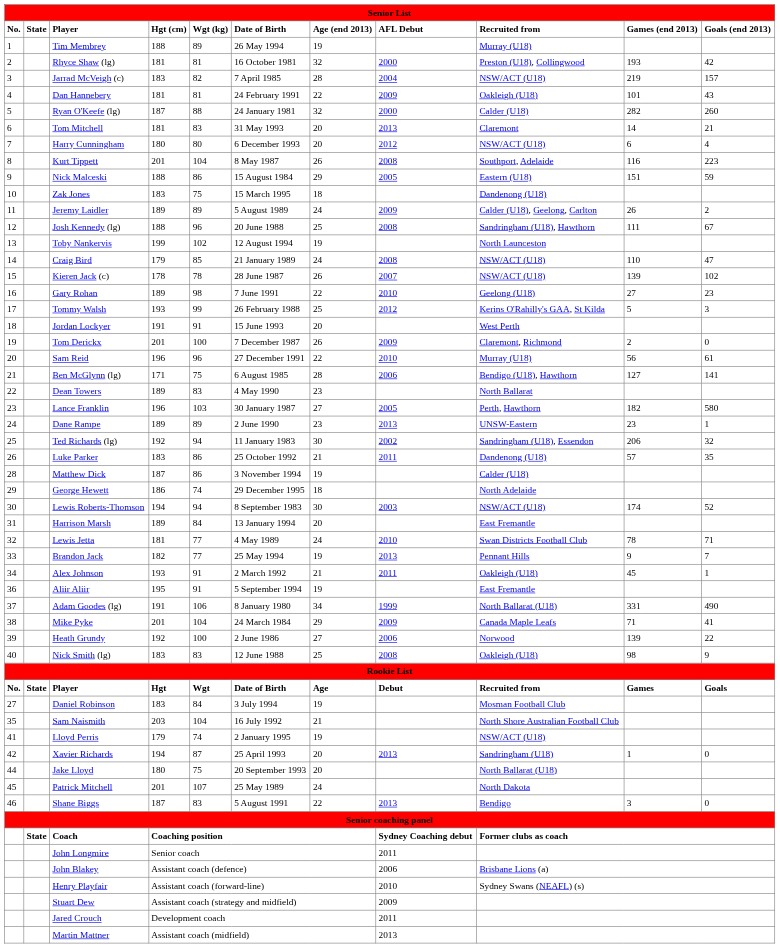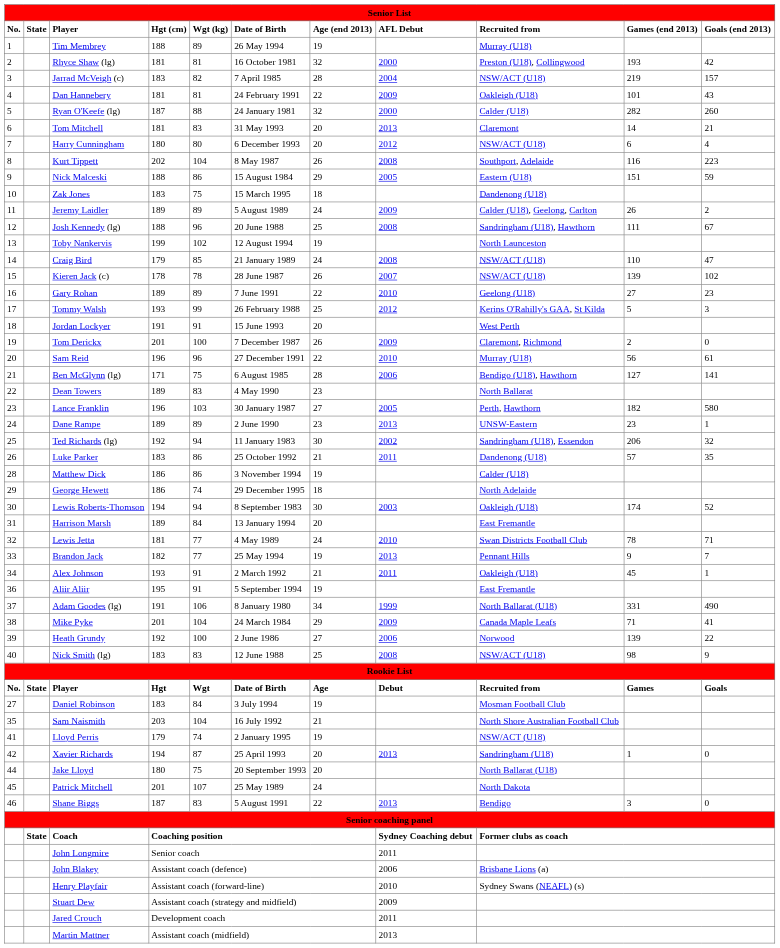(158, 160) 201 -> (158, 160) 202
(197, 292) 98 -> (197, 292) 89
(158, 473) 187 -> (158, 473) 186
(512, 506) NSW/ACT (U18) -> (509, 506) Oakleigh (U18)
(509, 655) Oakleigh (U18) -> (512, 655) NSW/ACT (U18)
